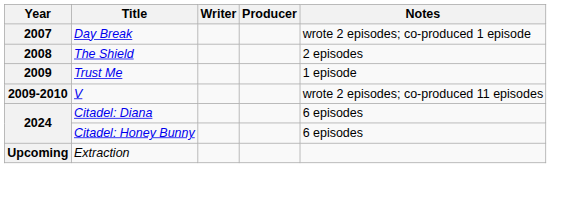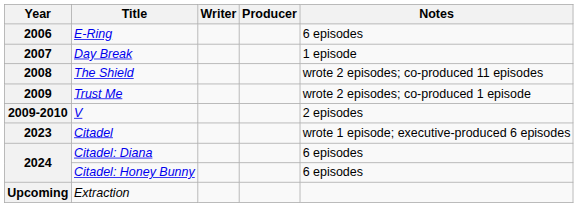+ row: (93, 34)
(417, 34) wrote 2 episodes; co-produced 1 episode -> (330, 53) 1 episode
(333, 53) 2 episodes -> (423, 73) wrote 2 episodes; co-produced 11 episodes
(330, 73) 1 episode -> (417, 93) wrote 2 episodes; co-produced 1 episode
(423, 93) wrote 2 episodes; co-produced 11 episodes -> (333, 113) 2 episodes
+ row: (93, 133)
